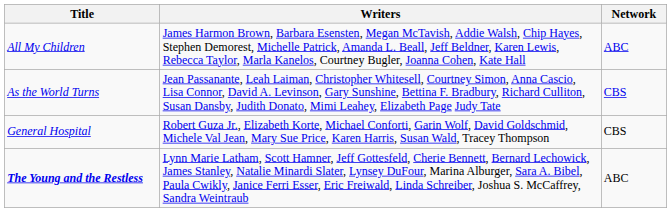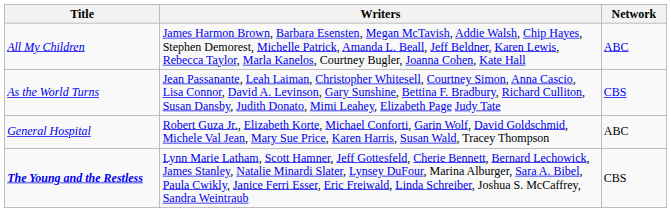(615, 131) CBS -> (616, 131) ABC
(616, 177) ABC -> (615, 177) CBS
